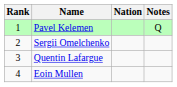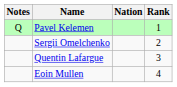columns swapped: (18, 12) <-> (158, 12)
